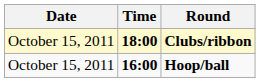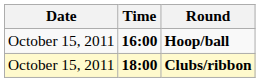rows swapped: (197, 65) <-> (208, 41)
